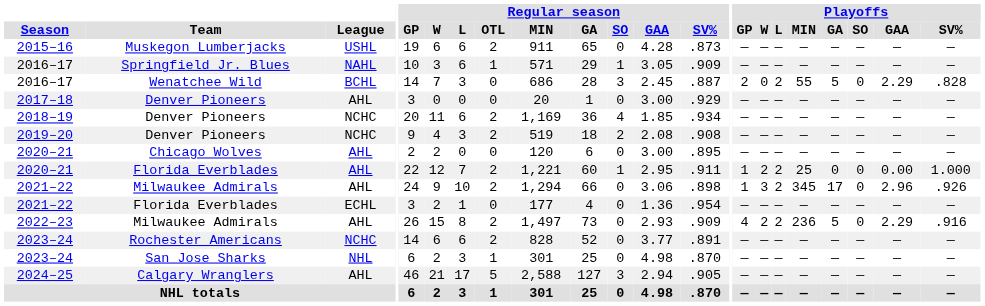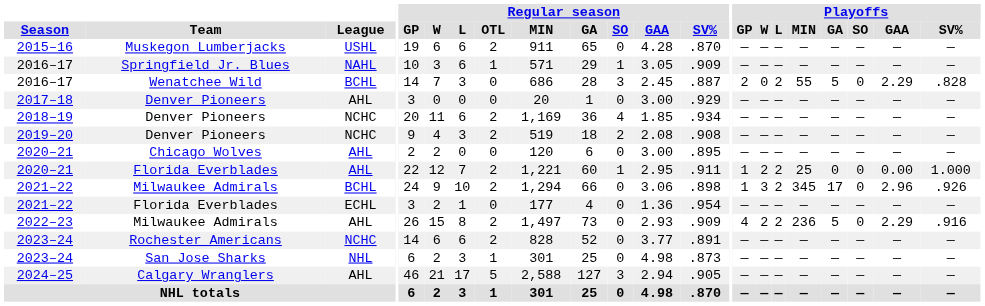(705, 48) .873 -> (705, 48) .870
(361, 188) AHL -> (361, 188) BCHL
(705, 258) .870 -> (705, 258) .873
